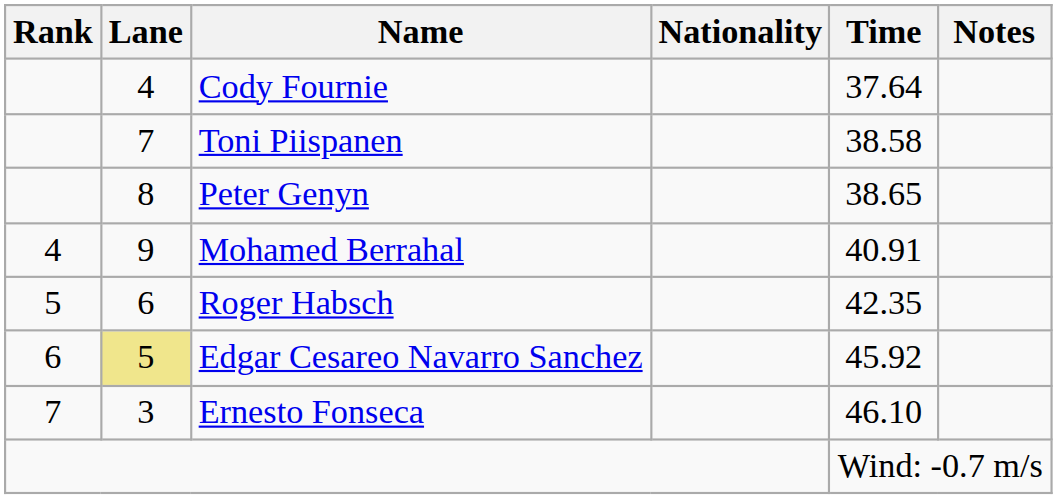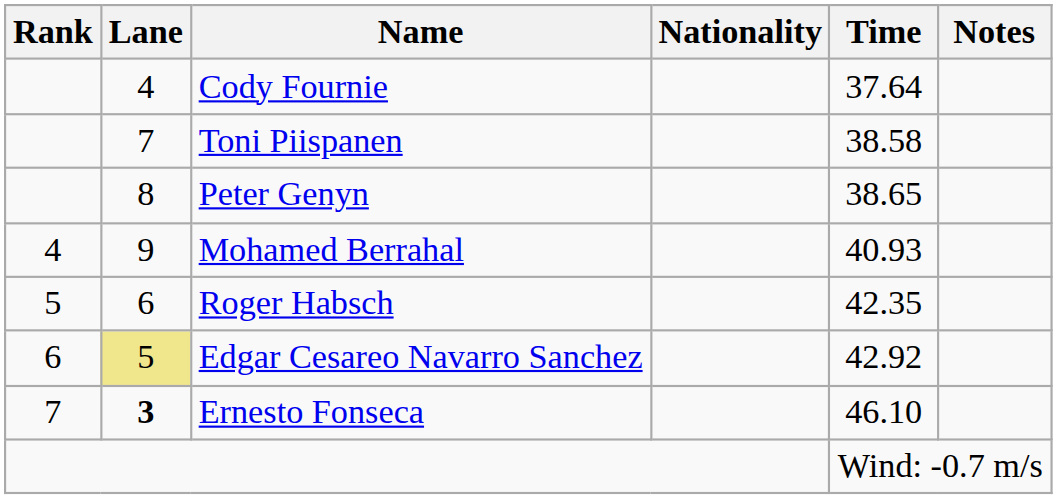(884, 248) 40.91 -> (884, 248) 40.93
(884, 357) 45.92 -> (884, 357) 42.92
(146, 411) normal -> (146, 411) bold
